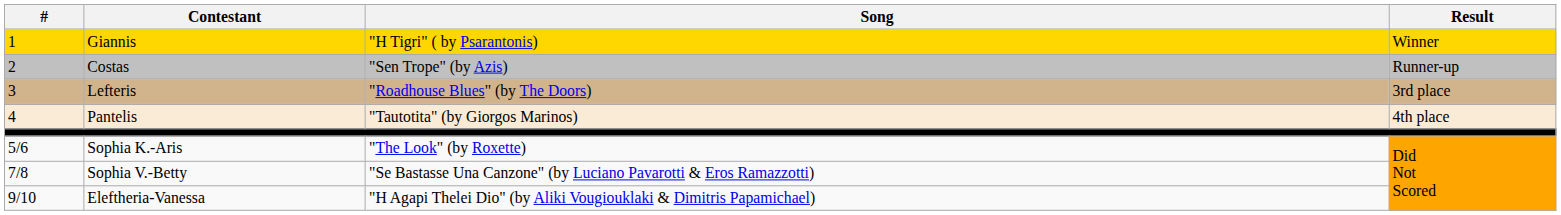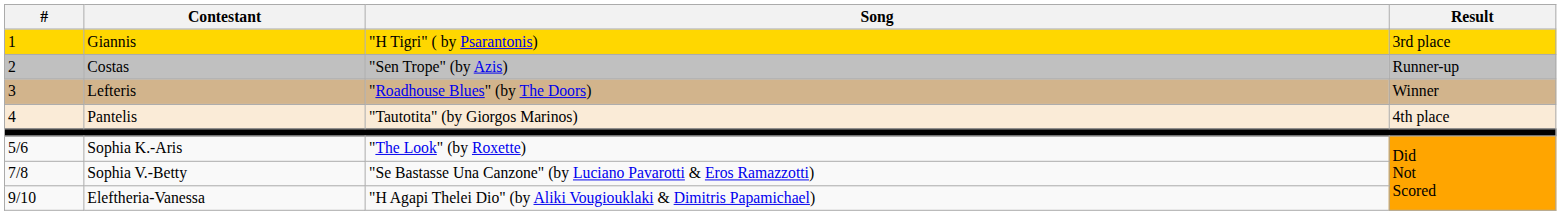(1416, 41) Winner -> (1421, 41) 3rd place
(1421, 91) 3rd place -> (1416, 91) Winner
